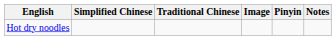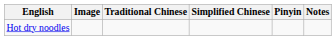columns swapped: (257, 12) <-> (113, 12)
